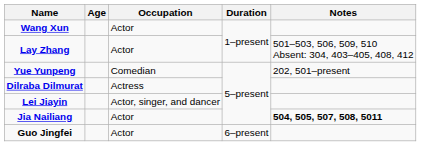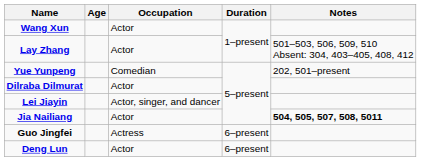(127, 86) Actress -> (122, 86) Actor
(122, 133) Actor -> (127, 133) Actress
+ row: (45, 149)
